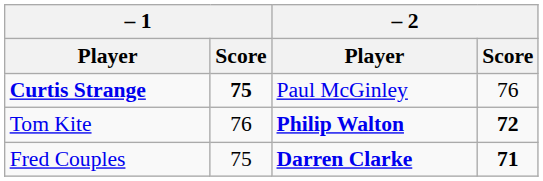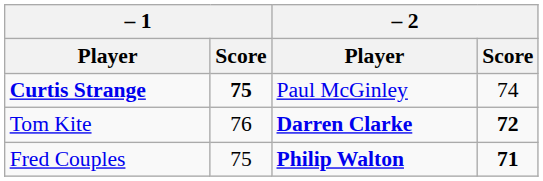(508, 90) 76 -> (508, 90) 74
(340, 124) Philip Walton -> (344, 124) Darren Clarke
(344, 158) Darren Clarke -> (340, 158) Philip Walton
